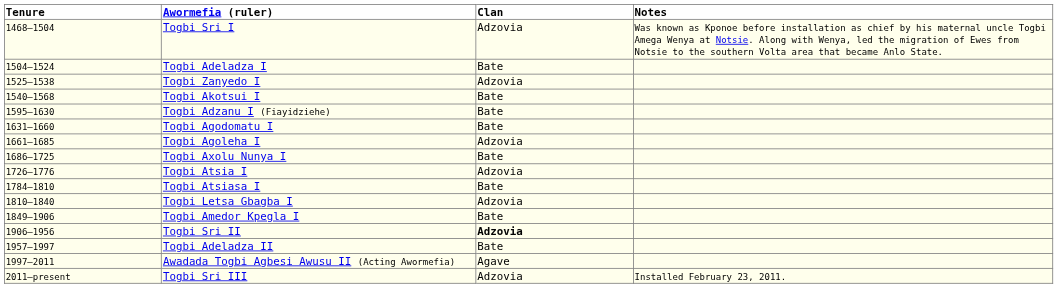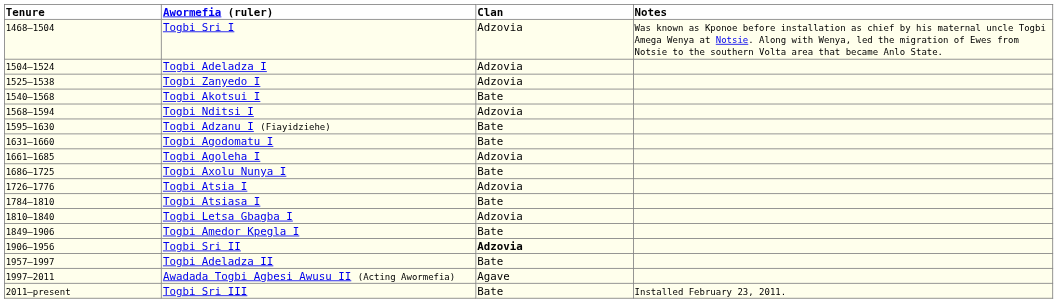(490, 67) Bate -> (500, 67) Adzovia
+ row: (208, 111)
(500, 276) Adzovia -> (490, 291) Bate
